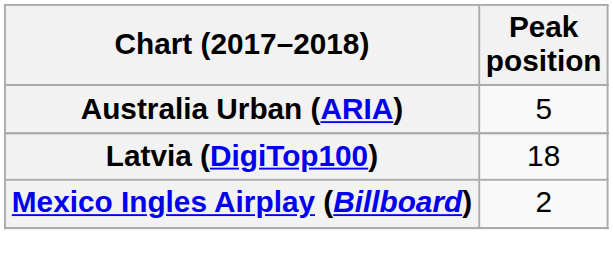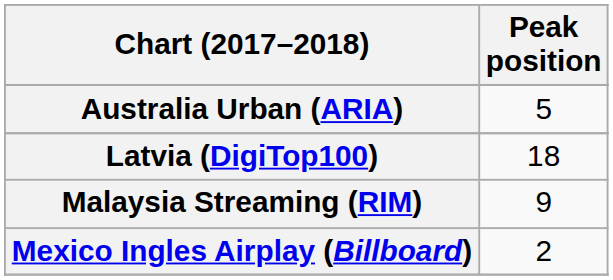+ row: (242, 203)
